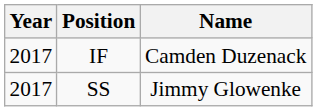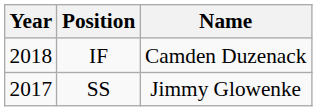(31, 55) 2017 -> (31, 55) 2018
